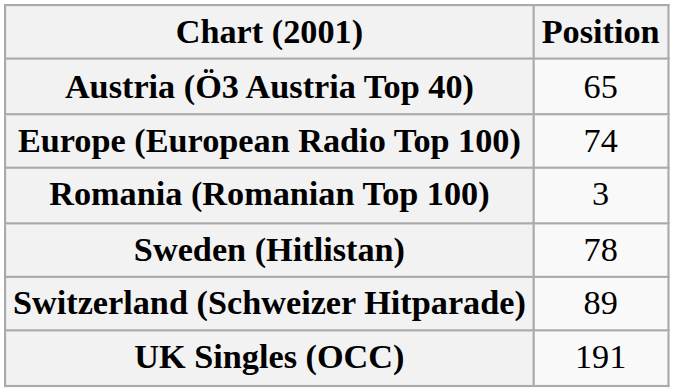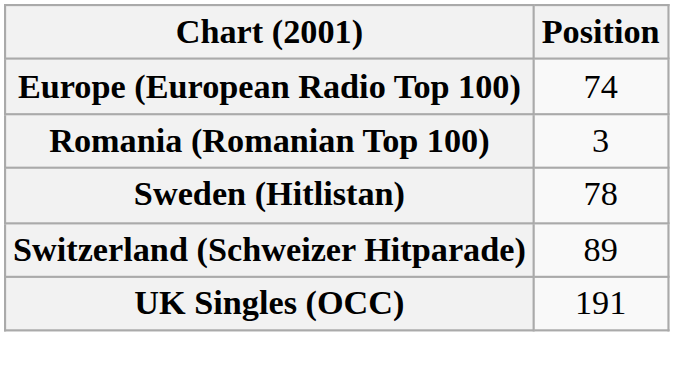- row: (269, 85)
